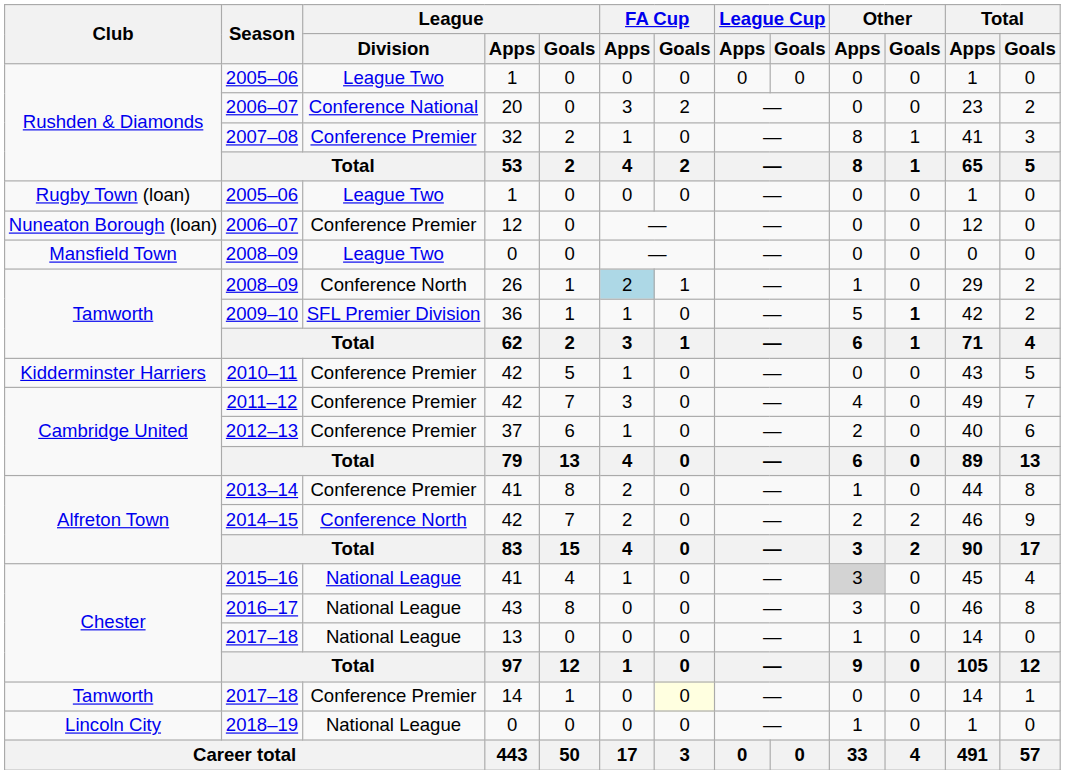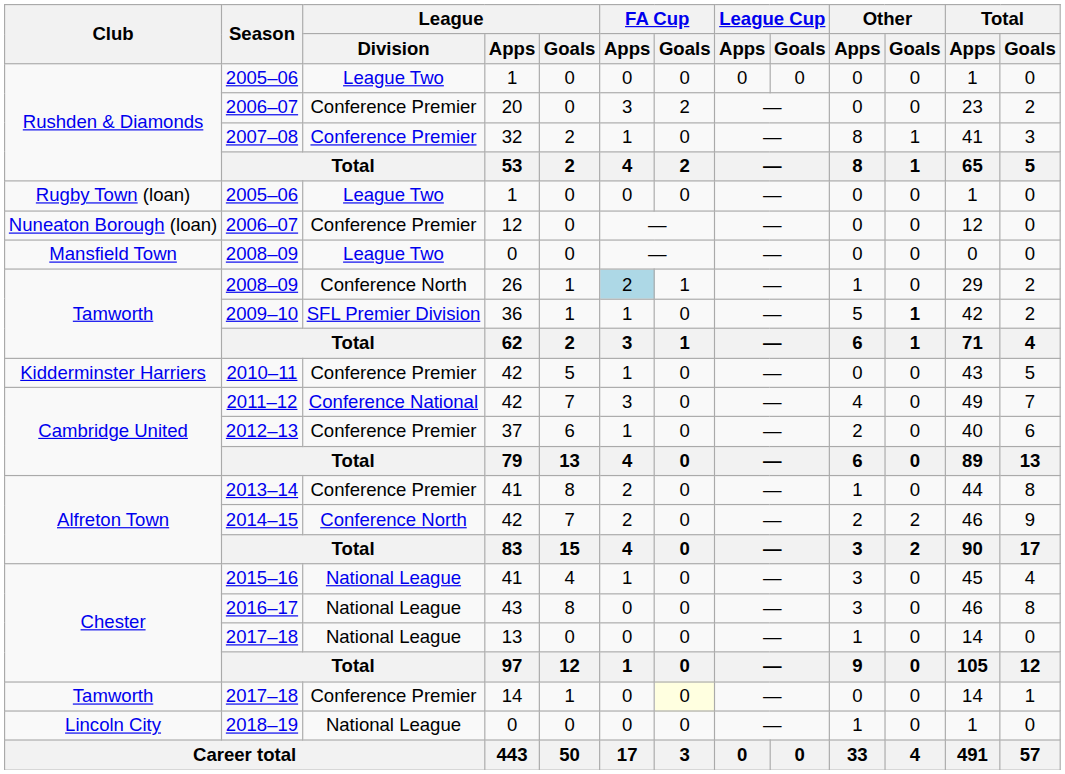(393, 107) Conference National -> (393, 107) Conference Premier
(393, 401) Conference Premier -> (393, 401) Conference National
(857, 578) lightgrey background -> (857, 578) no background
